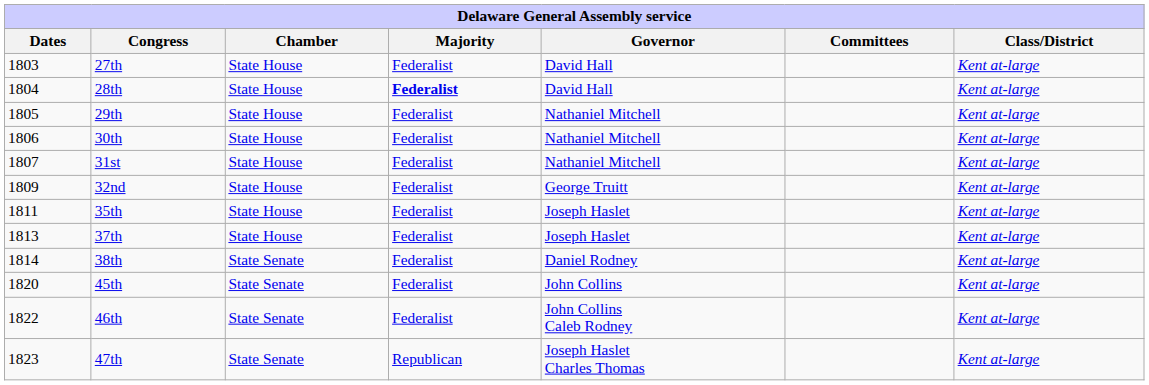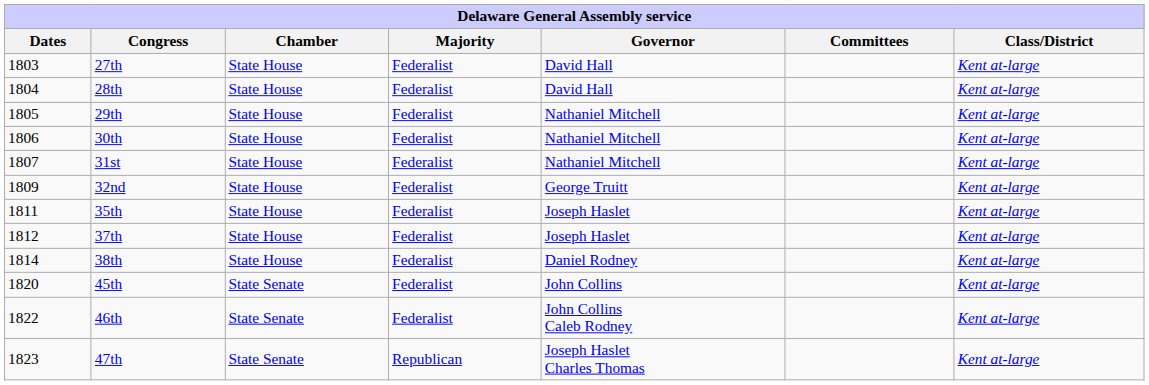(425, 89) bold -> (422, 89) normal
(23, 235) 1813 -> (23, 235) 1812
(266, 260) State Senate -> (265, 260) State House
